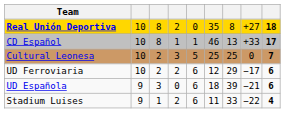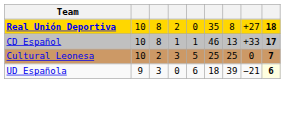- row: (45, 71)
(271, 86) no background -> (271, 71) lightyellow background
- row: (45, 101)
